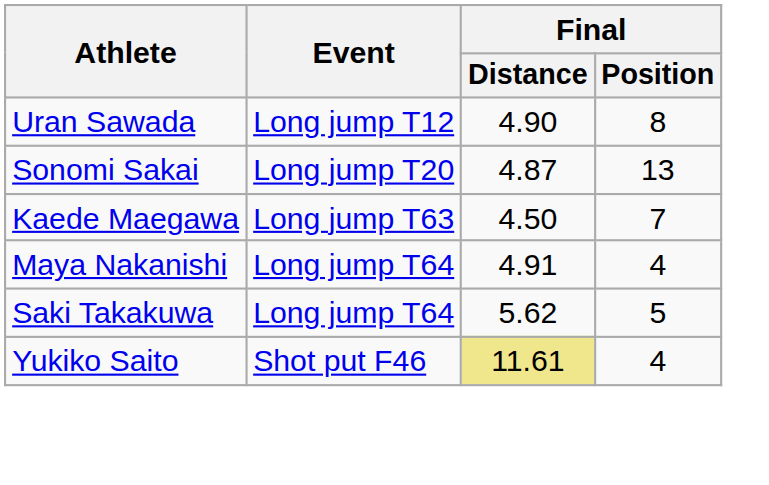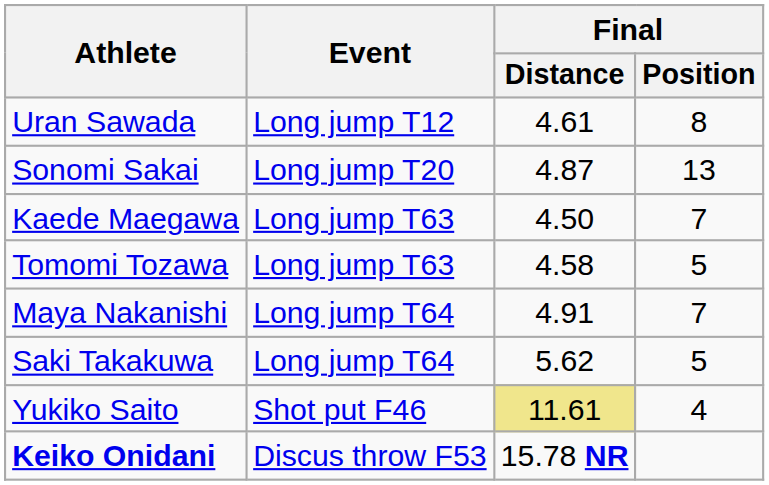(528, 122) 4.90 -> (565, 122) 4.61
+ row: (120, 266)
(658, 266) 4 -> (699, 313) 7
+ row: (114, 457)
